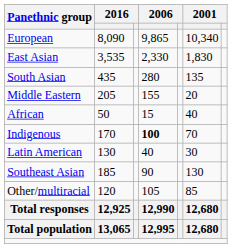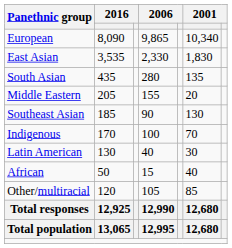rows swapped: (46, 171) <-> (25, 114)
(151, 133) bold -> (151, 133) normal
